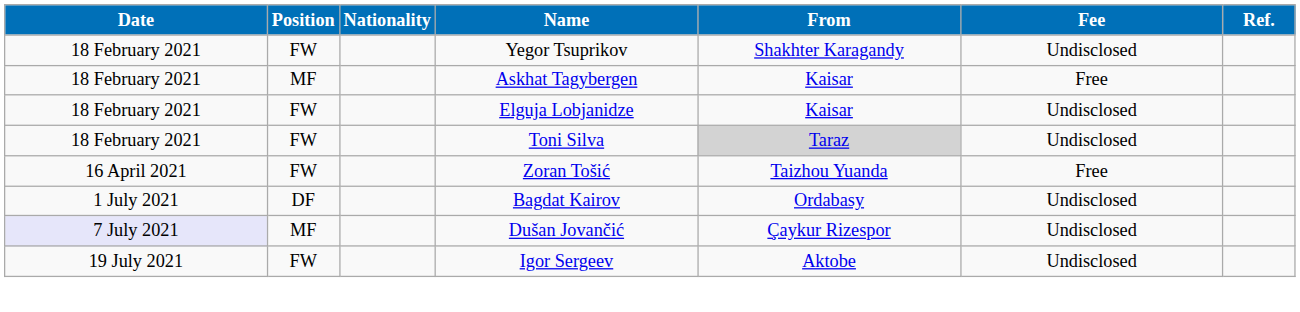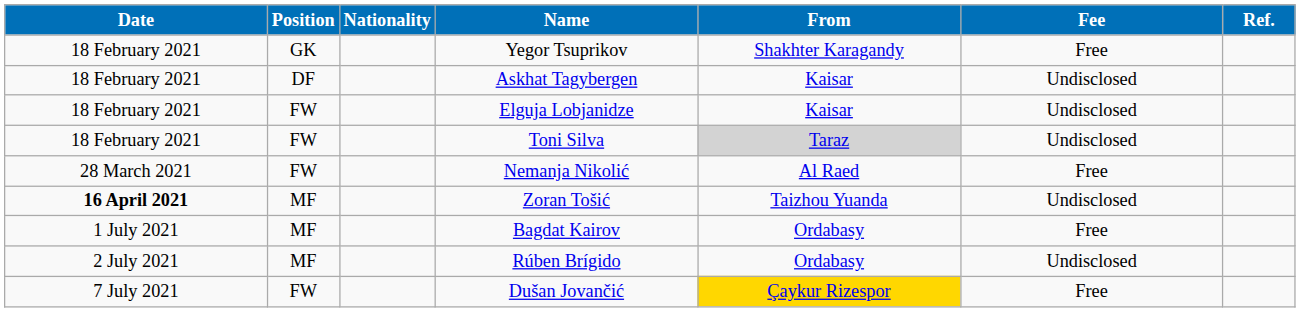(303, 50) FW -> (303, 50) GK
(1092, 50) Undisclosed -> (1092, 50) Free
(303, 80) MF -> (303, 80) DF
(1092, 80) Free -> (1092, 80) Undisclosed
+ row: (566, 170)
(136, 170) normal -> (136, 200) bold
(303, 170) FW -> (303, 200) MF
(1092, 170) Free -> (1092, 200) Undisclosed
(303, 200) DF -> (303, 231) MF
(1092, 200) Undisclosed -> (1092, 231) Free
+ row: (566, 261)
(136, 231) lavender background -> (136, 291) no background
(303, 231) MF -> (303, 291) FW
(829, 231) no background -> (829, 291) gold background
(1092, 231) Undisclosed -> (1092, 291) Free
- row: (566, 261)
